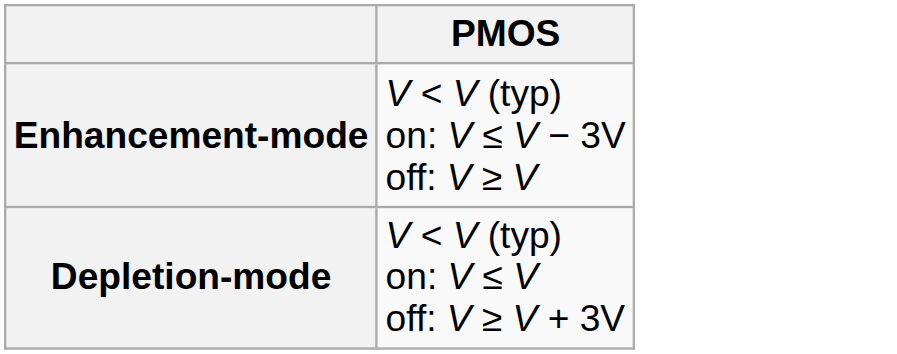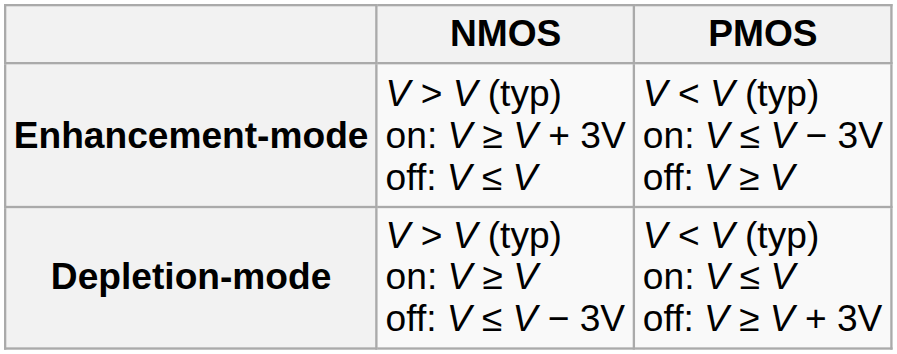+ column: (506, 33)
